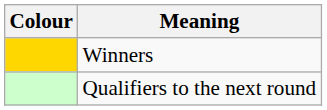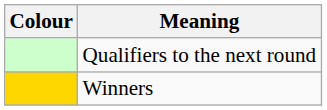rows swapped: (118, 54) <-> (199, 88)
